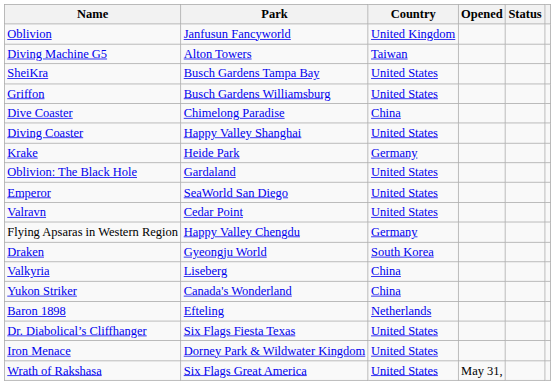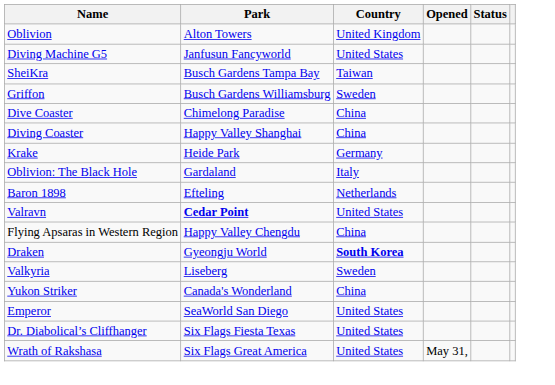(237, 34) Janfusun Fancyworld -> (218, 34) Alton Towers
(218, 53) Alton Towers -> (237, 53) Janfusun Fancyworld
(389, 53) Taiwan -> (370, 53) United States
(404, 73) United States -> (354, 73) Taiwan
(404, 93) United States -> (356, 93) Sweden
(404, 133) United States -> (351, 133) China
(404, 172) United States -> (348, 172) Italy
rows swapped: (37, 311) <-> (29, 192)
(213, 212) normal -> (216, 212) bold
(394, 232) Germany -> (351, 232) China
(402, 251) normal -> (370, 251) bold
(386, 271) China -> (356, 271) Sweden
- row: (39, 350)
